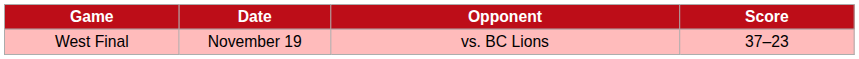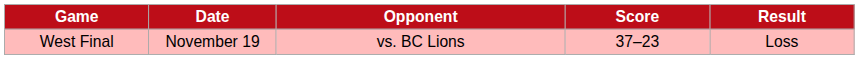+ column: (782, 16)
